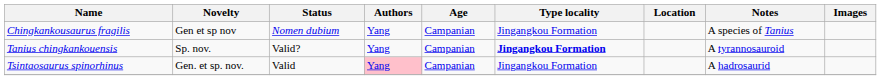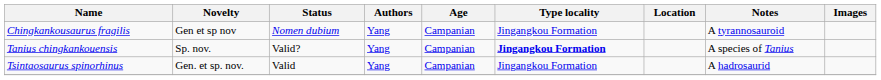(751, 30) A species of Tanius -> (746, 30) A tyrannosauroid
(746, 48) A tyrannosauroid -> (751, 48) A species of Tanius
(378, 65) pink background -> (378, 65) no background
